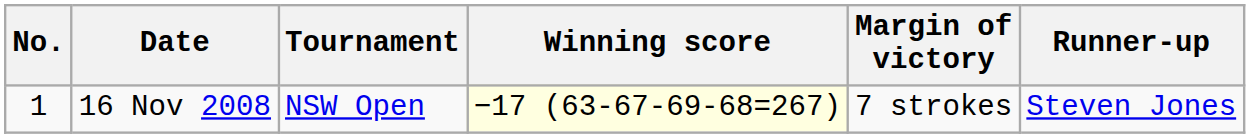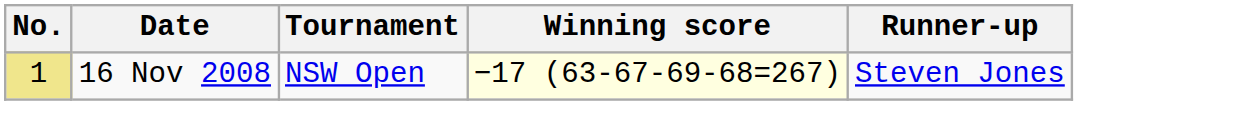- column: (934, 46)
(38, 109) no background -> (38, 76) khaki background
